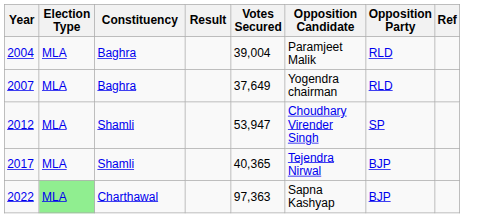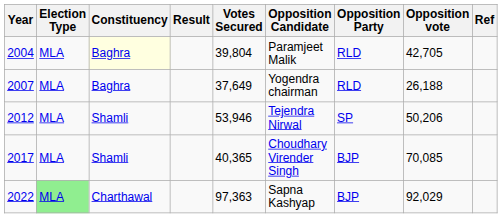+ column: (438, 20)
(117, 53) no background -> (111, 53) lightyellow background
(252, 53) 39,004 -> (234, 53) 39,804
(252, 125) 53,947 -> (234, 118) 53,946
(317, 125) Choudhary Virender Singh -> (291, 118) Tejendra Nirwal
(311, 164) Tejendra Nirwal -> (298, 157) Choudhary Virender Singh
